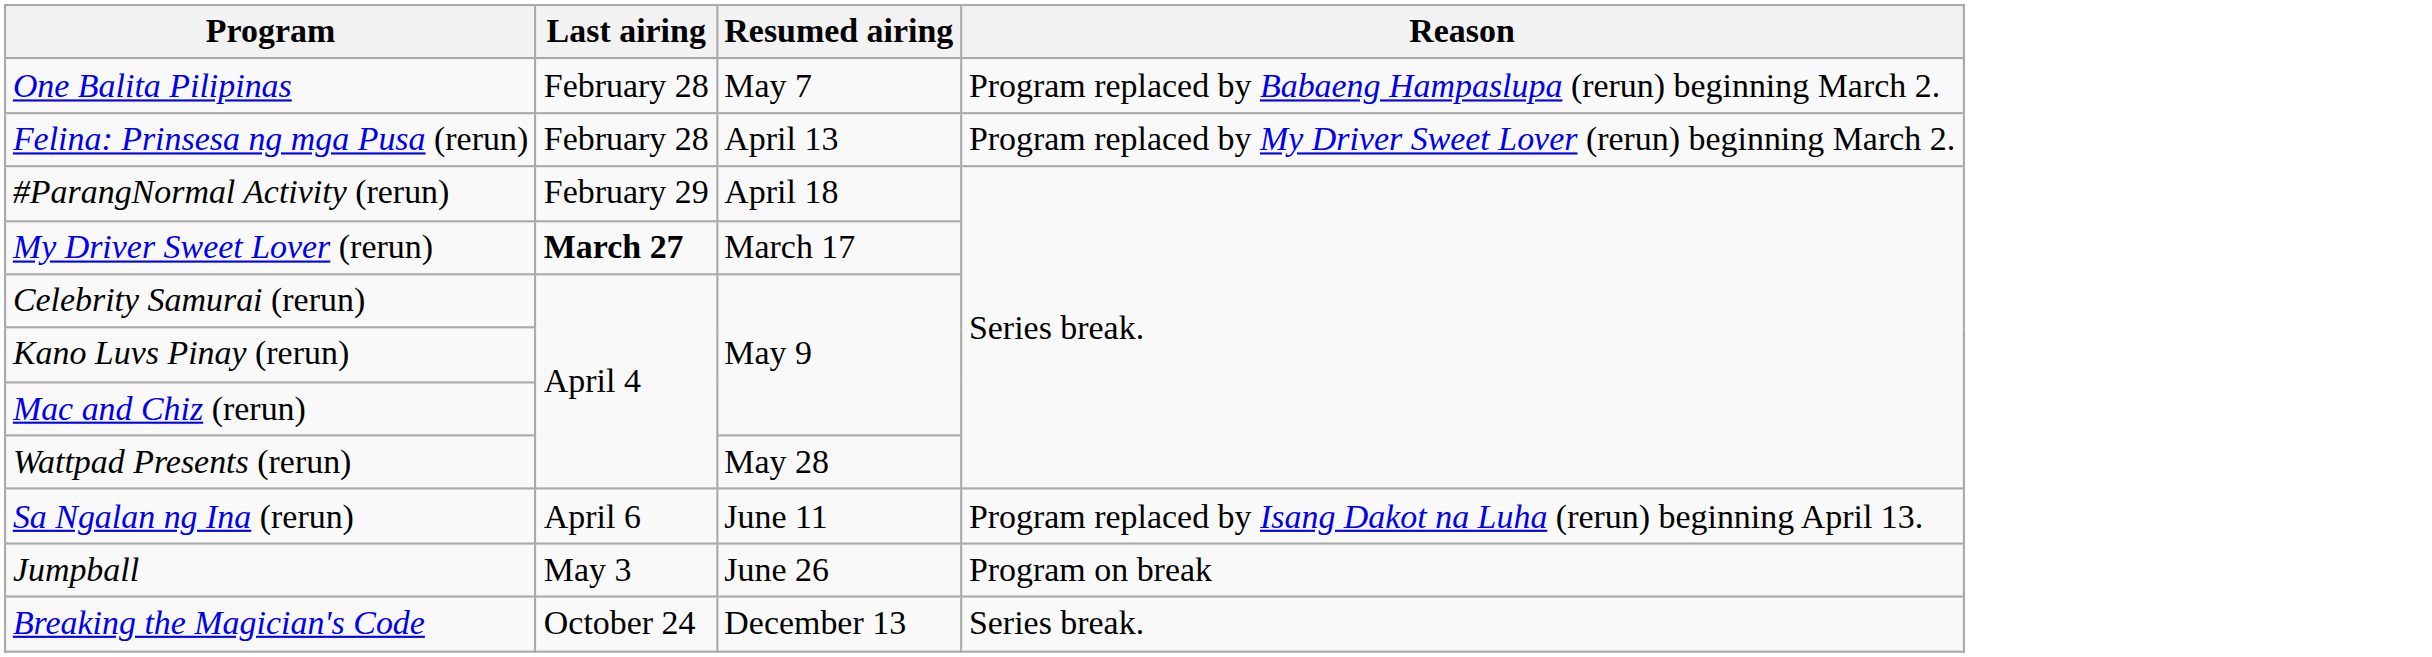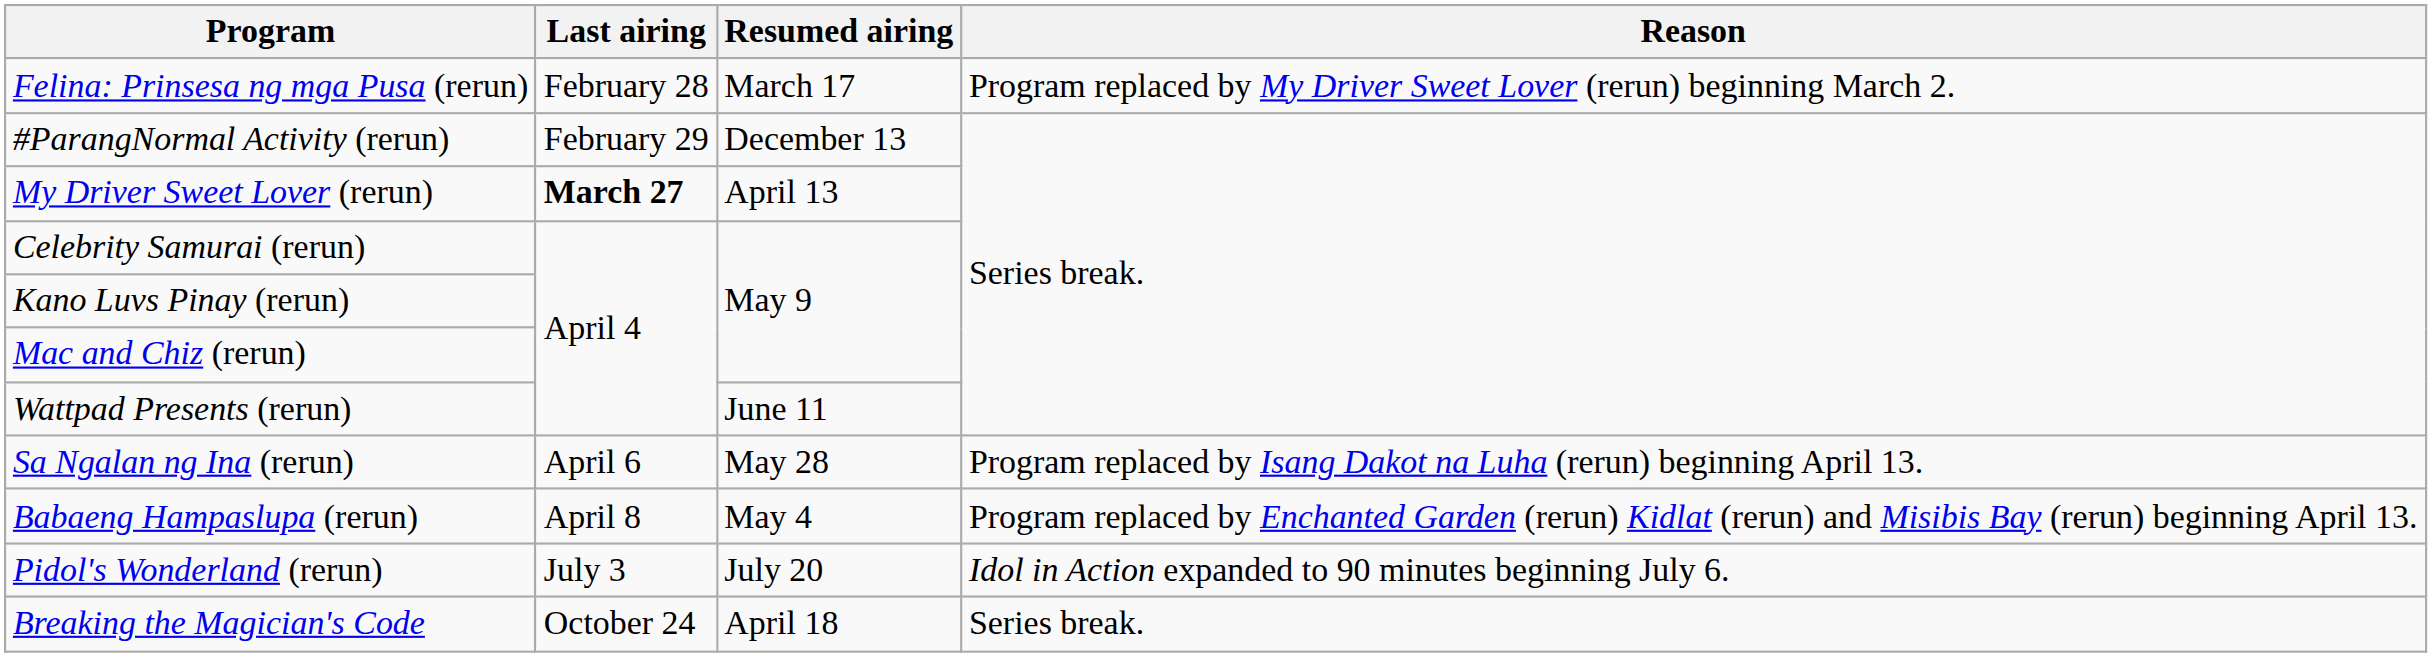- row: (152, 85)
(781, 138) April 13 -> (790, 85) March 17
(781, 192) April 18 -> (815, 138) December 13
(790, 246) March 17 -> (781, 192) April 13
(777, 461) May 28 -> (776, 407) June 11
(776, 515) June 11 -> (777, 461) May 28
+ row: (215, 515)
- row: (76, 569)
+ row: (198, 569)
(815, 623) December 13 -> (781, 623) April 18
